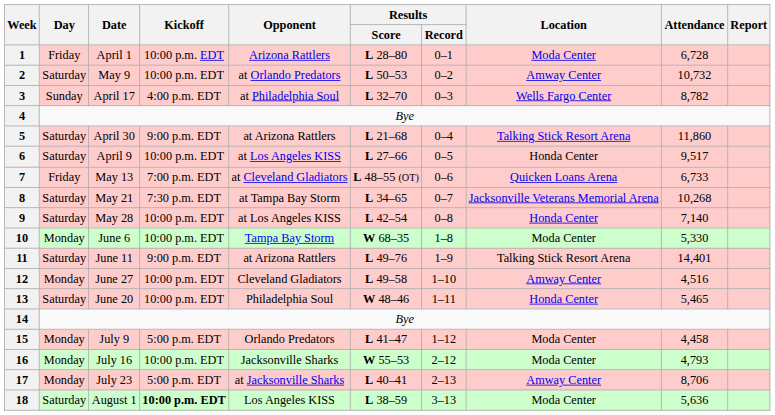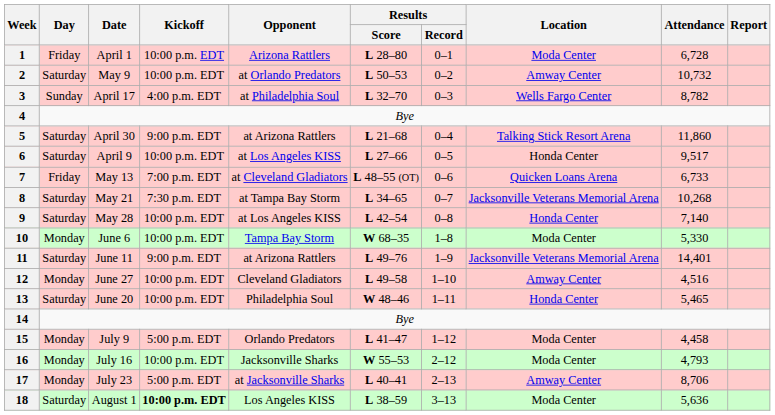(564, 258) Talking Stick Resort Arena -> (564, 258) Jacksonville Veterans Memorial Arena
